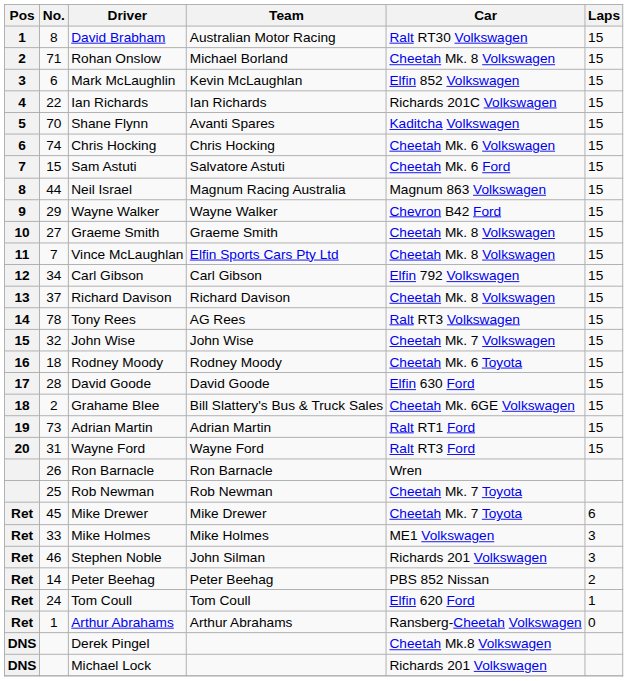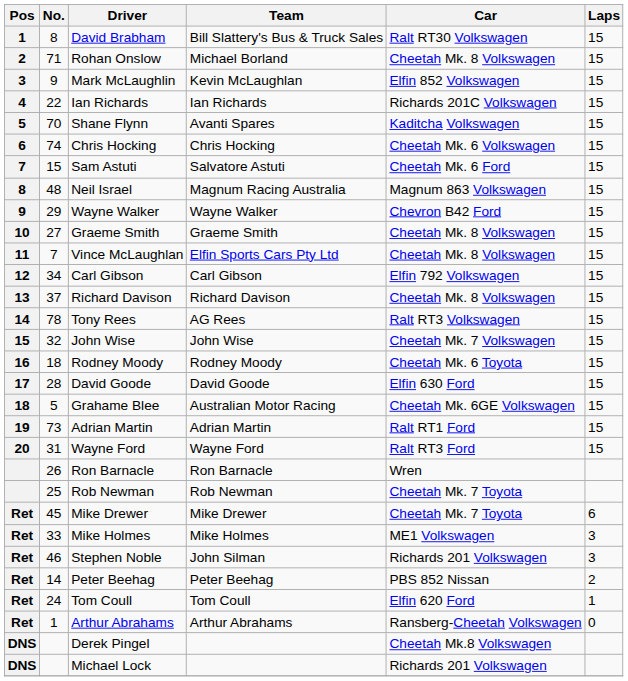(263, 37) Australian Motor Racing -> (286, 37) Bill Slattery's Bus & Truck Sales
(54, 80) 6 -> (54, 80) 9
(54, 189) 44 -> (54, 189) 48
(54, 405) 2 -> (54, 405) 5
(286, 405) Bill Slattery's Bus & Truck Sales -> (263, 405) Australian Motor Racing
